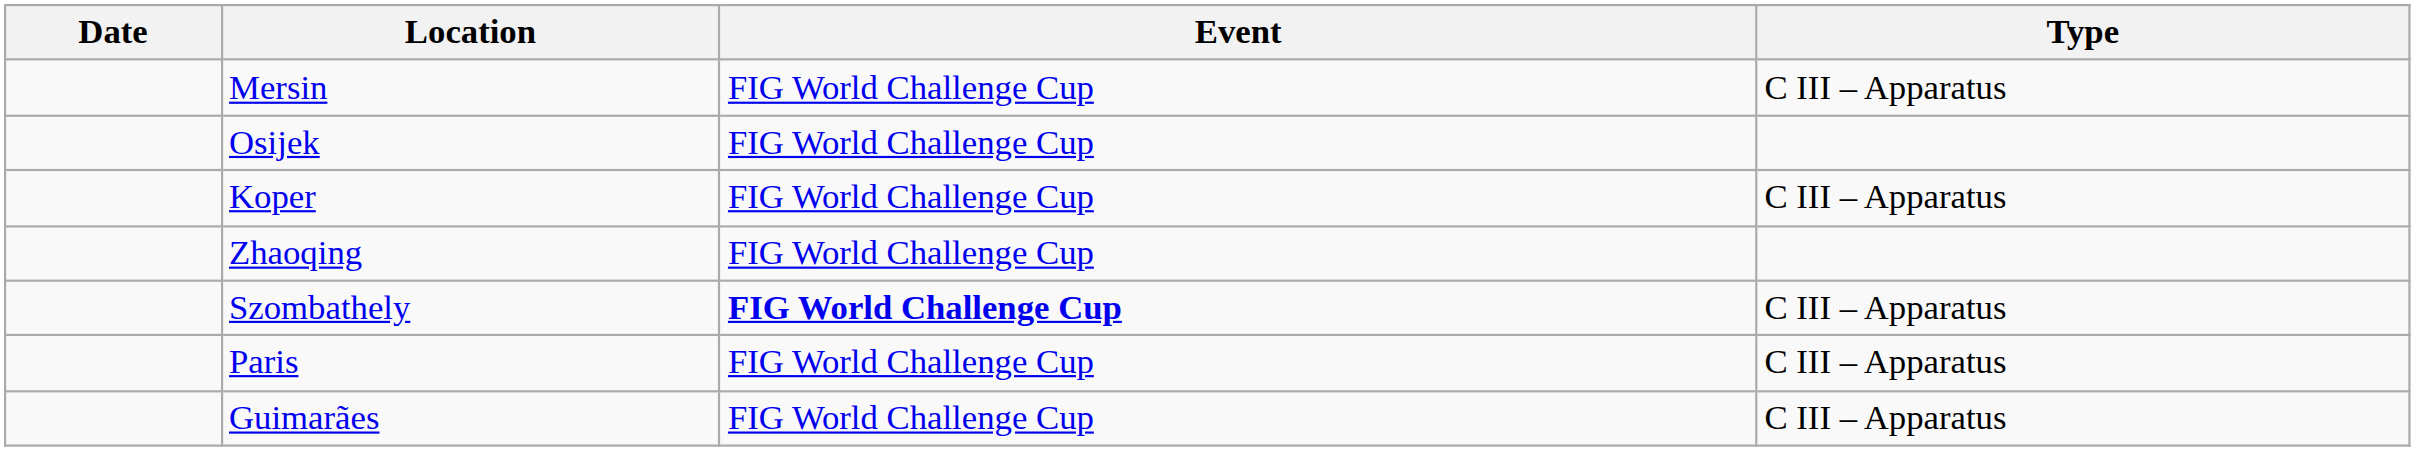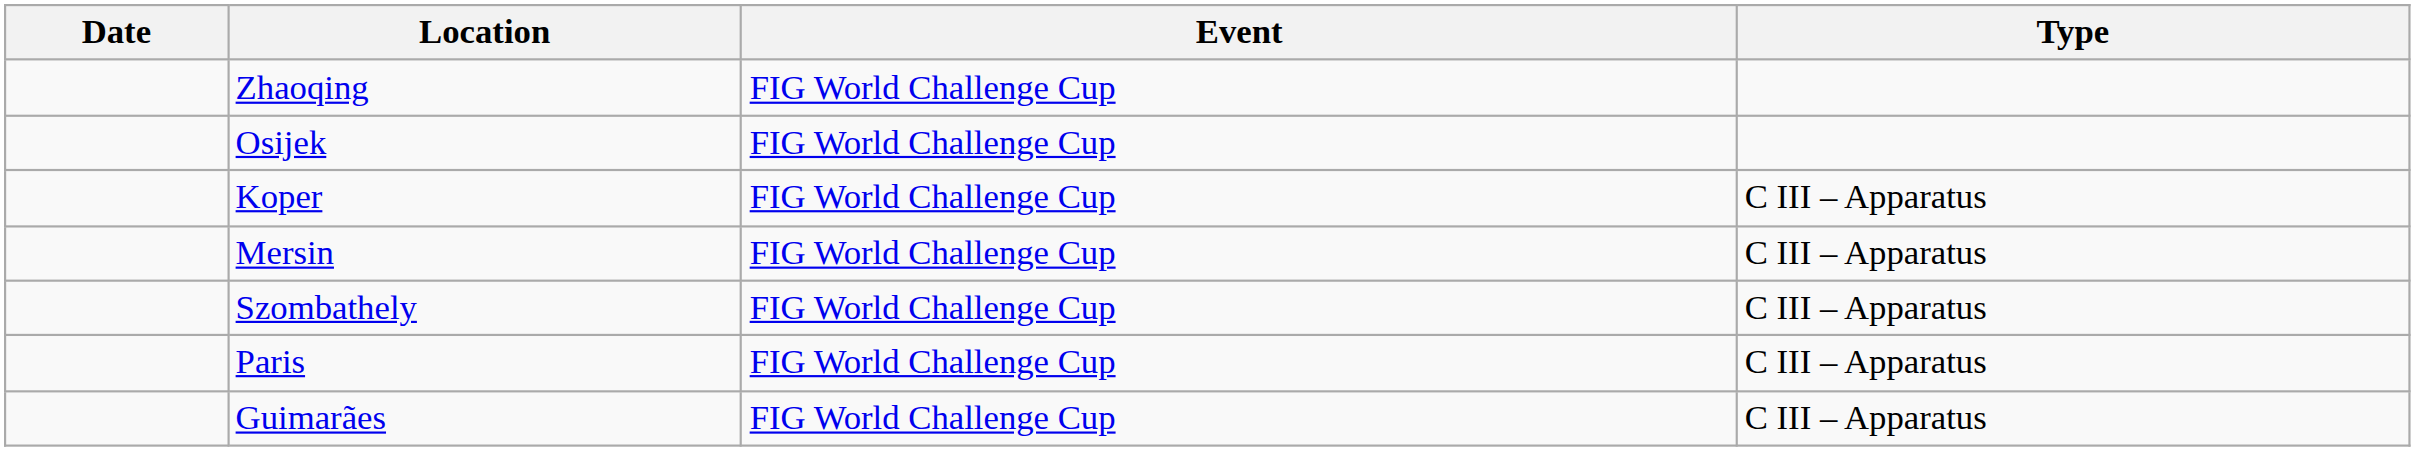rows swapped: (296, 252) <-> (278, 87)
(925, 307) bold -> (933, 307) normal
